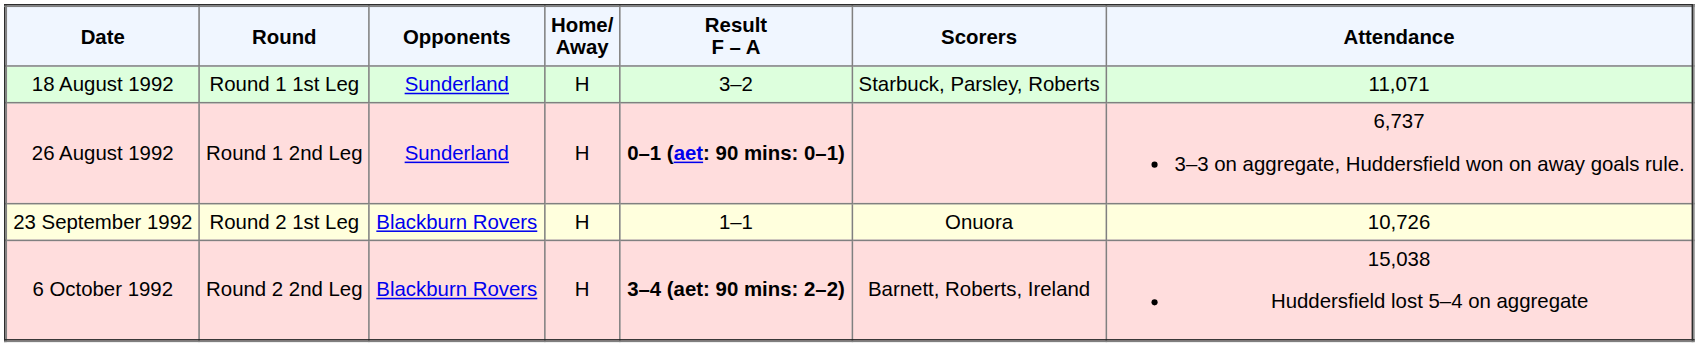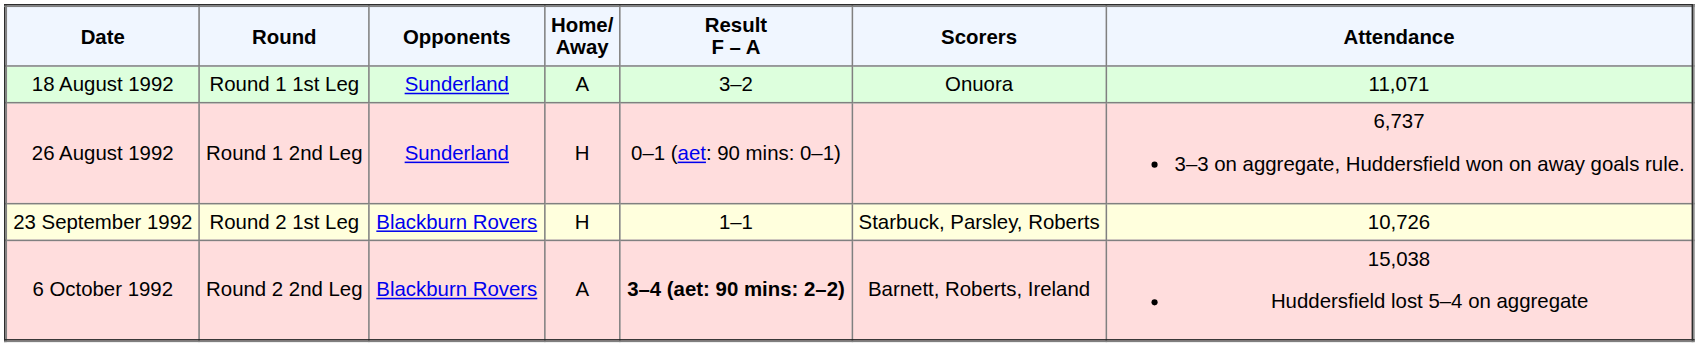(582, 84) H -> (582, 84) A
(979, 84) Starbuck, Parsley, Roberts -> (979, 84) Onuora
(736, 153) bold -> (736, 153) normal
(979, 221) Onuora -> (979, 221) Starbuck, Parsley, Roberts
(582, 290) H -> (582, 290) A
